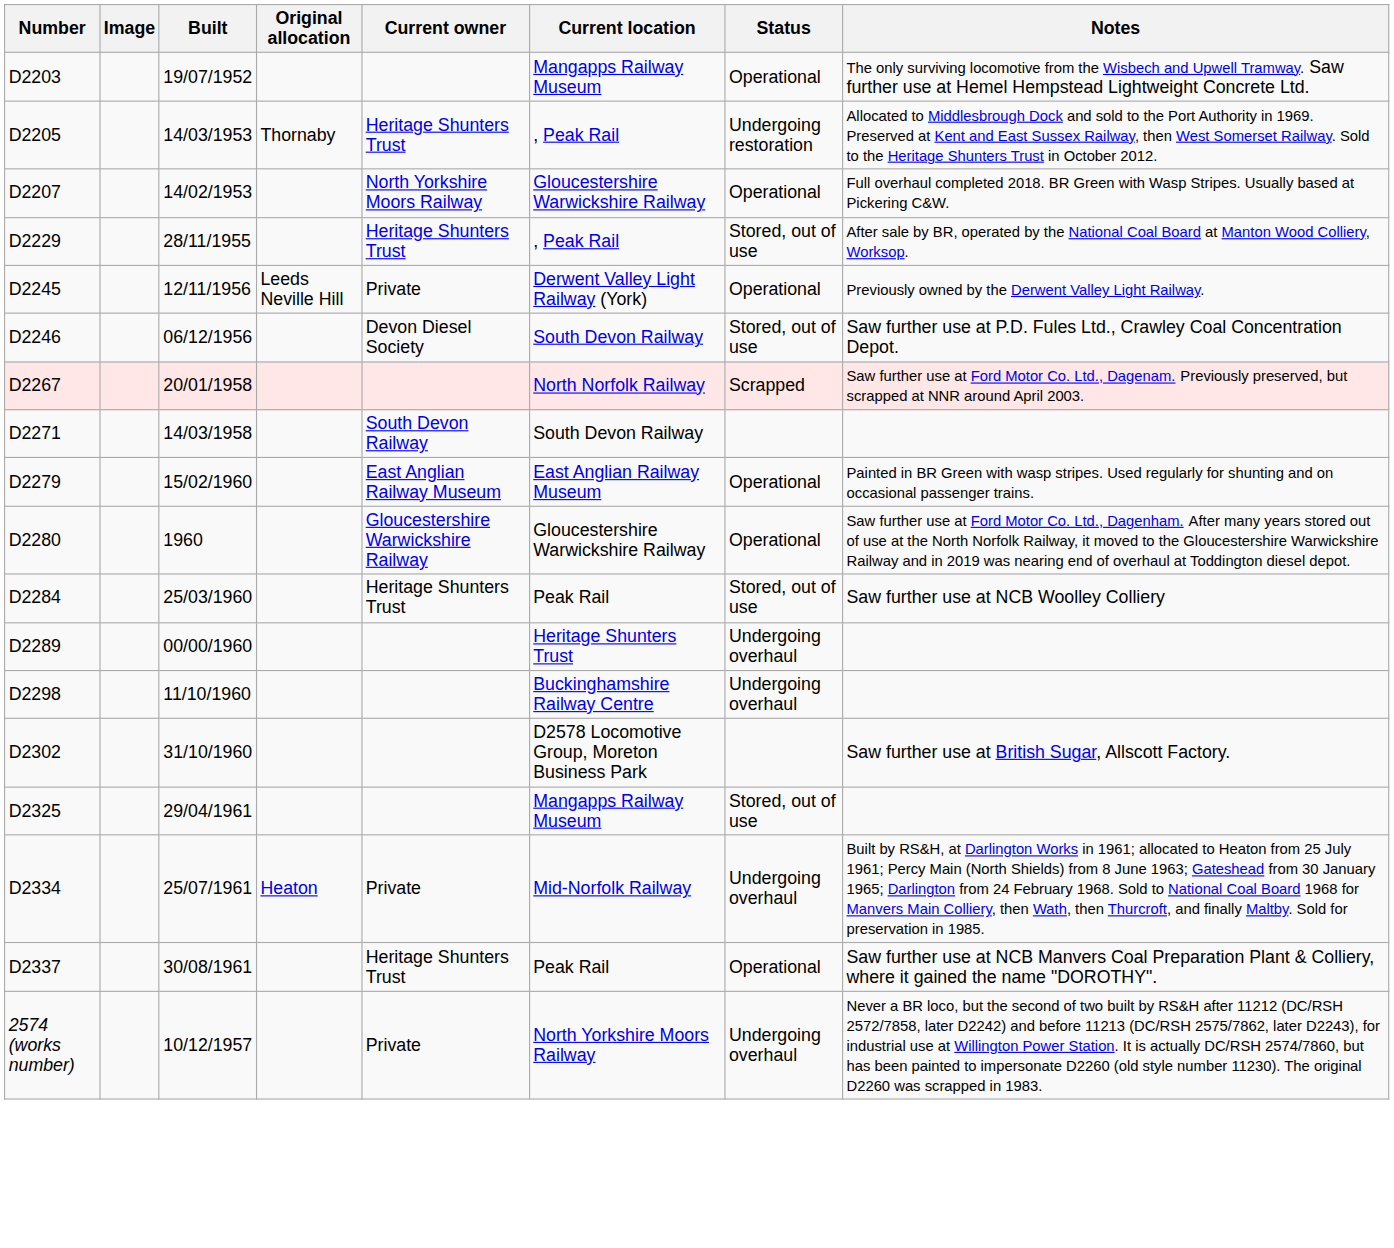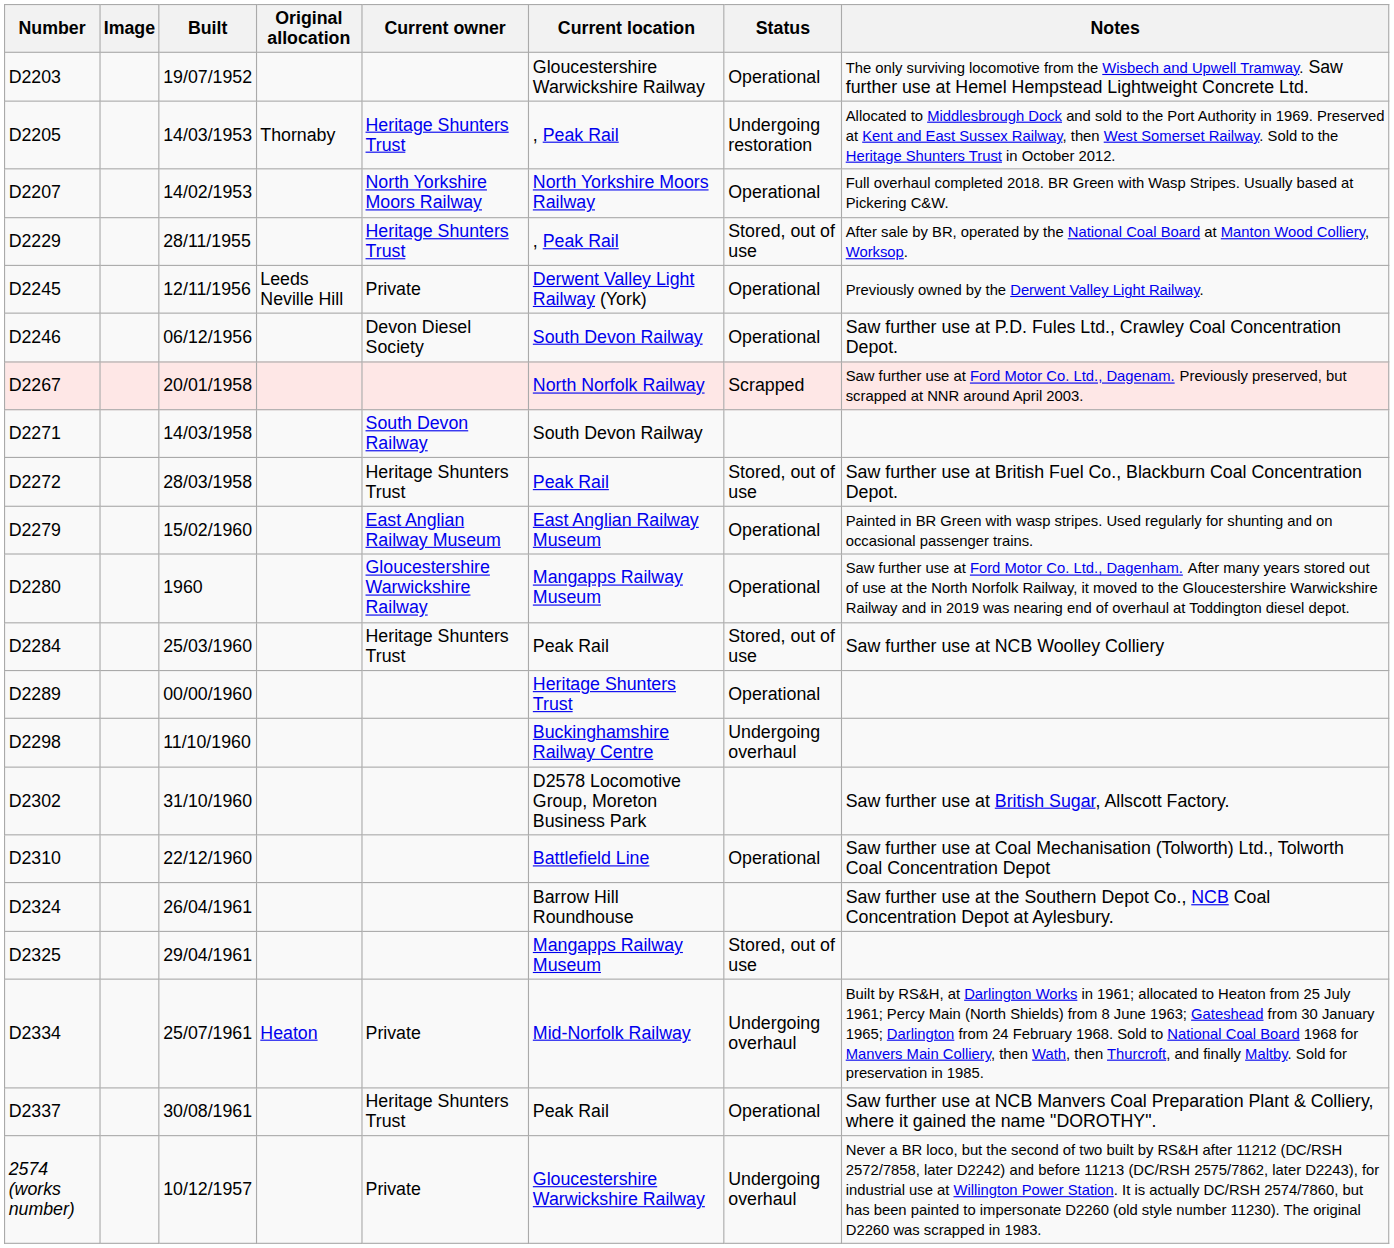(608, 76) Mangapps Railway Museum -> (619, 76) Gloucestershire Warwickshire Railway
(619, 192) Gloucestershire Warwickshire Railway -> (621, 192) North Yorkshire Moors Railway
(782, 337) Stored, out of use -> (774, 337) Operational
+ row: (35, 481)
(619, 540) Gloucestershire Warwickshire Railway -> (608, 588) Mangapps Railway Museum
(775, 646) Undergoing overhaul -> (774, 694) Operational
+ row: (35, 858)
+ row: (35, 906)
(621, 1045) North Yorkshire Moors Railway -> (619, 1189) Gloucestershire Warwickshire Railway
